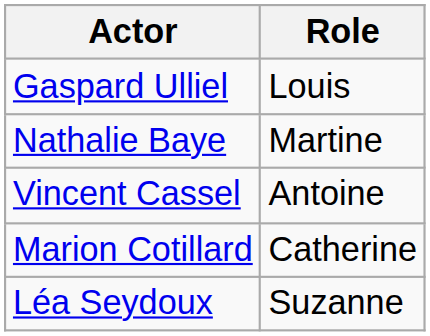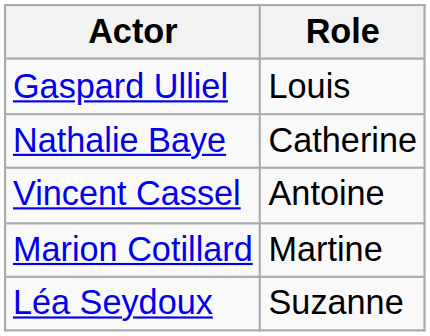(326, 140) Martine -> (343, 140) Catherine
(343, 248) Catherine -> (326, 248) Martine
